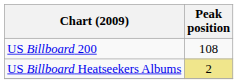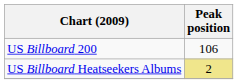(209, 48) 108 -> (209, 48) 106
